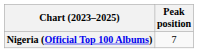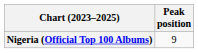(174, 39) 7 -> (174, 39) 9
